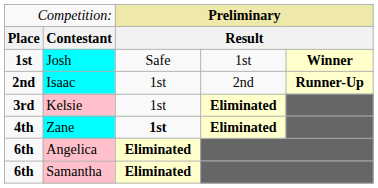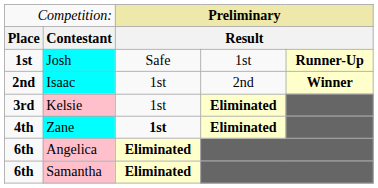(330, 60) Winner -> (330, 60) Runner-Up
(330, 82) Runner-Up -> (330, 82) Winner
